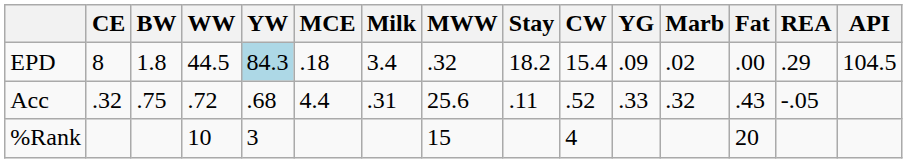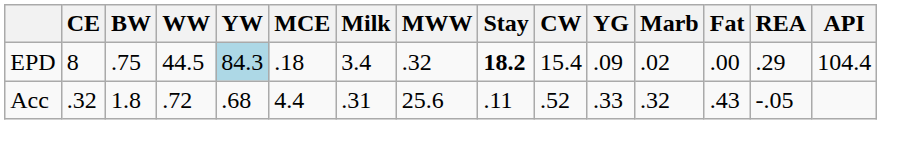(151, 61) 1.8 -> (126, 61) .75
(530, 61) normal -> (504, 61) bold
(870, 61) 104.5 -> (844, 61) 104.4
(151, 99) .75 -> (126, 99) 1.8
- row: (46, 137)
